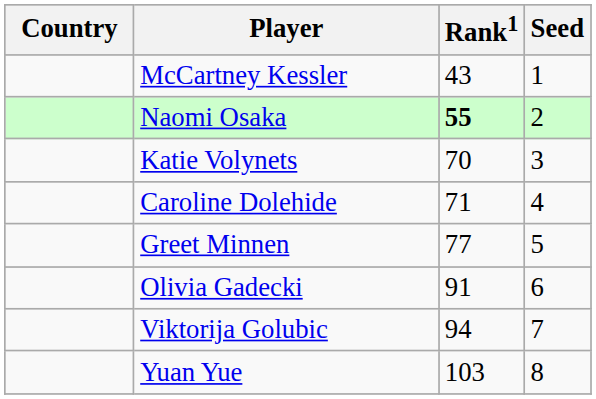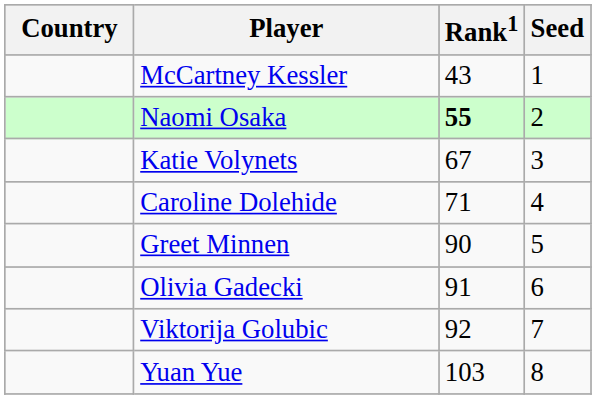(458, 160) 70 -> (458, 160) 67
(458, 244) 77 -> (458, 244) 90
(458, 329) 94 -> (458, 329) 92
